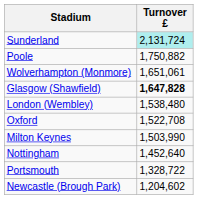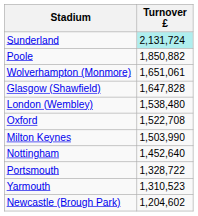(162, 56) 1,750,882 -> (162, 56) 1,850,882
(162, 89) bold -> (162, 89) normal
+ row: (28, 186)
